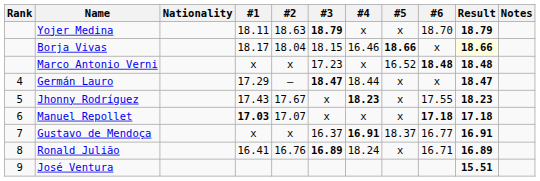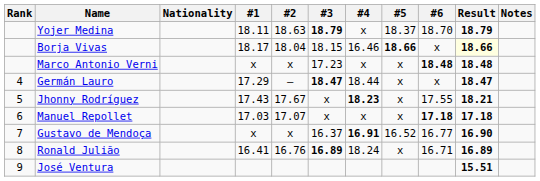(400, 30) x -> (400, 30) 18.37
(400, 64) 16.52 -> (400, 64) x
(477, 99) 18.23 -> (477, 99) 18.21
(253, 116) bold -> (253, 116) normal
(400, 133) 18.37 -> (400, 133) 16.52
(477, 133) 16.91 -> (477, 133) 16.90
